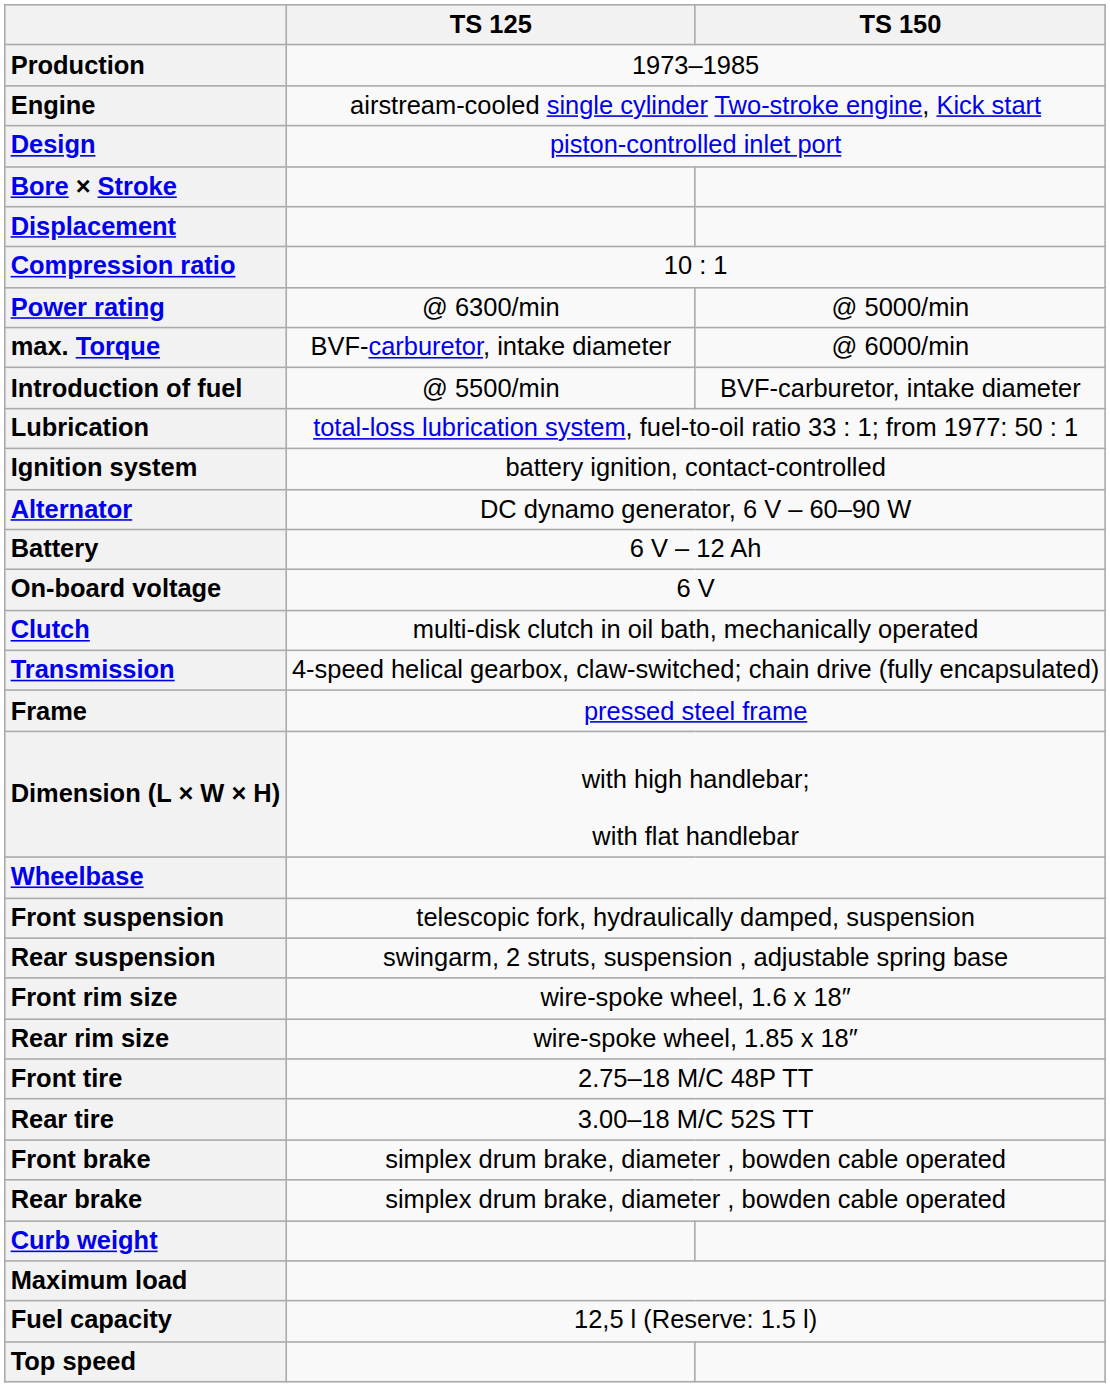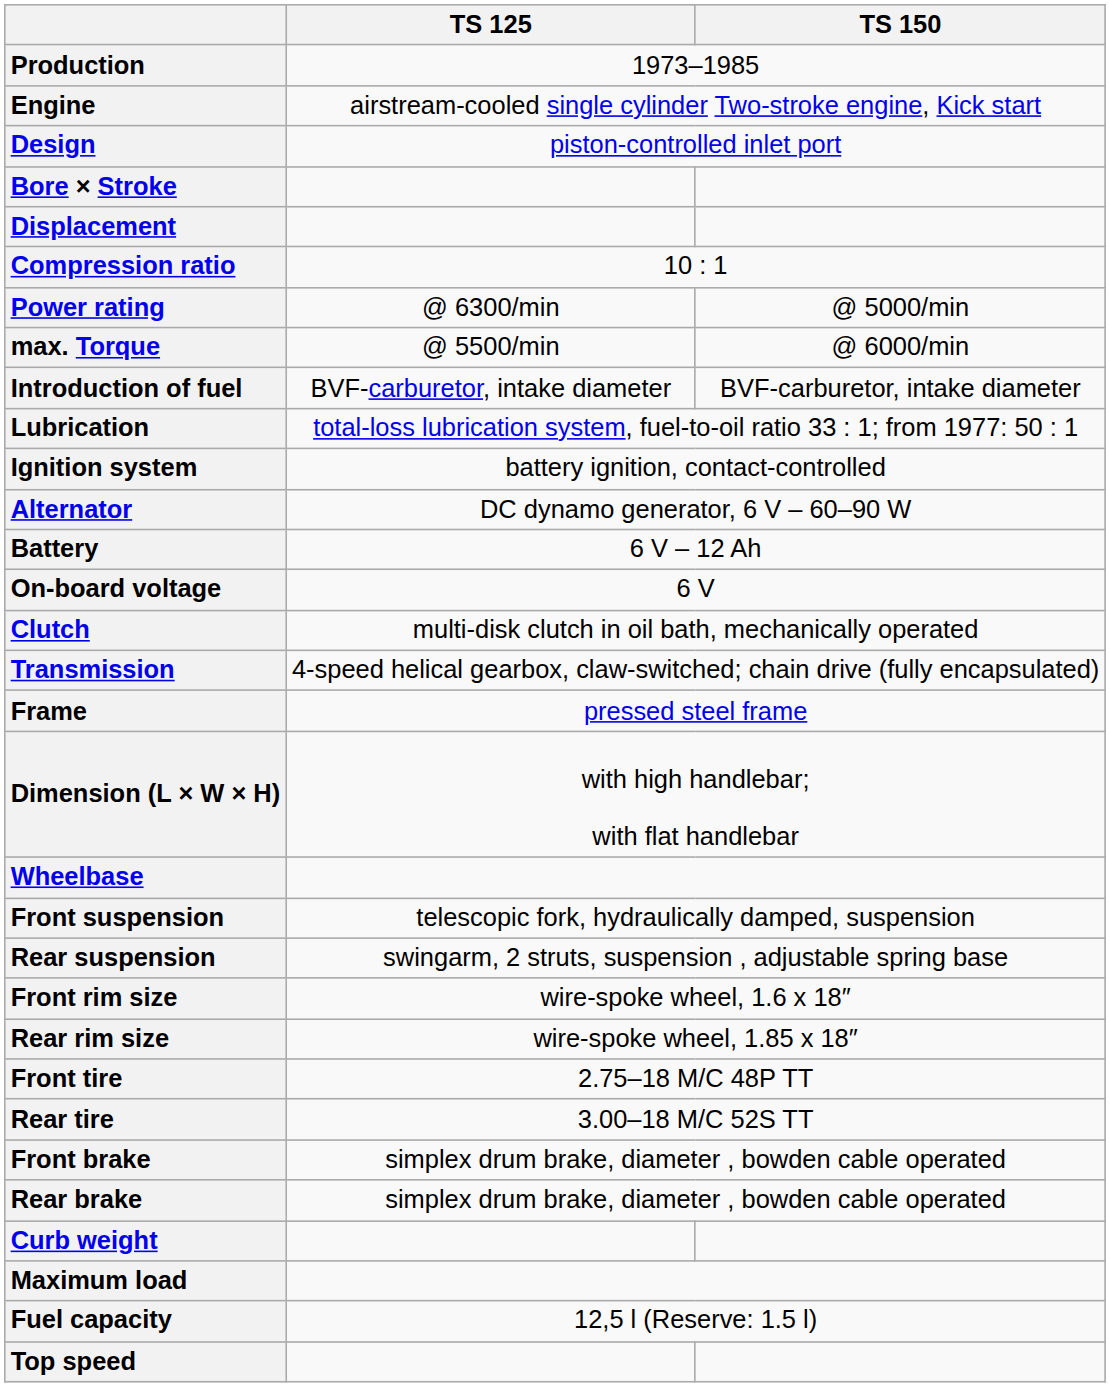(491, 347) BVF-carburetor, intake diameter -> (491, 347) @ 5500/min
(491, 387) @ 5500/min -> (491, 387) BVF-carburetor, intake diameter
